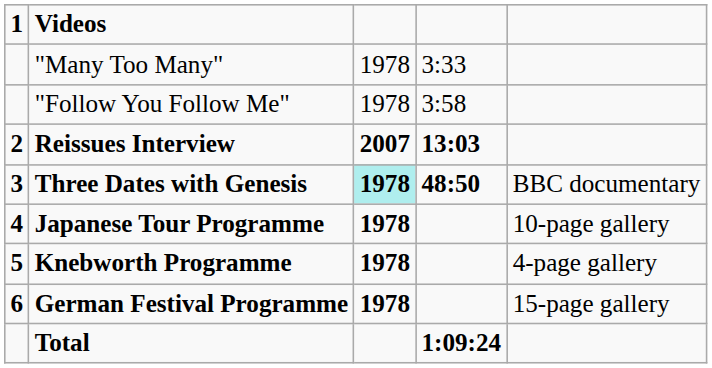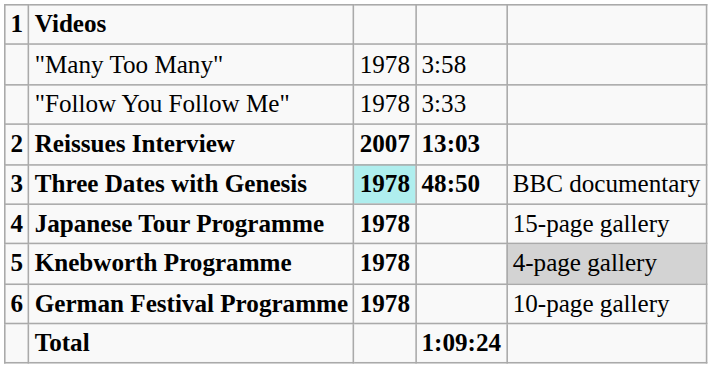(444, 64) 3:33 -> (444, 64) 3:58
(444, 104) 3:58 -> (444, 104) 3:33
(591, 223) 10-page gallery -> (591, 223) 15-page gallery
(585, 263) no background -> (585, 263) lightgrey background
(591, 303) 15-page gallery -> (591, 303) 10-page gallery
